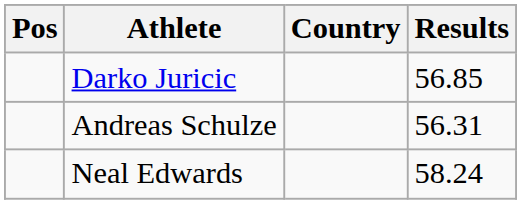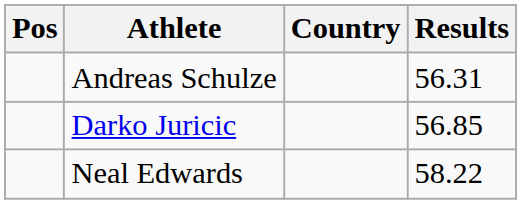rows swapped: (174, 125) <-> (154, 76)
(449, 173) 58.24 -> (449, 173) 58.22
